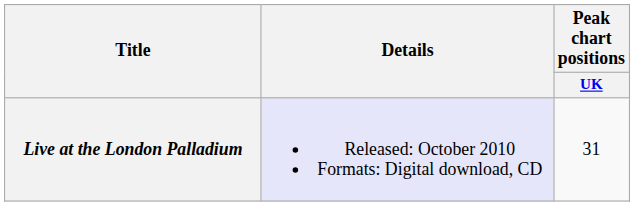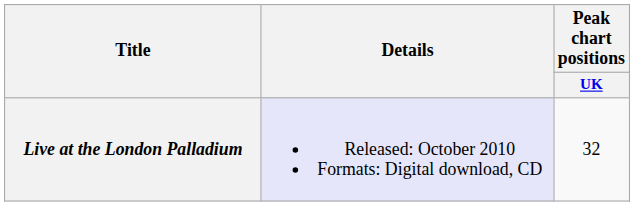(591, 149) 31 -> (591, 149) 32
